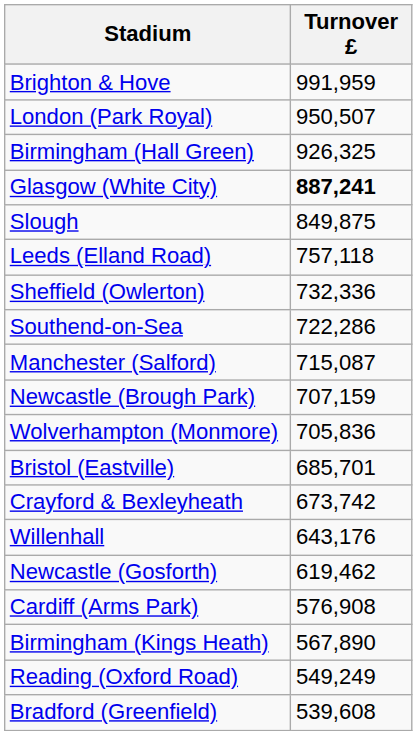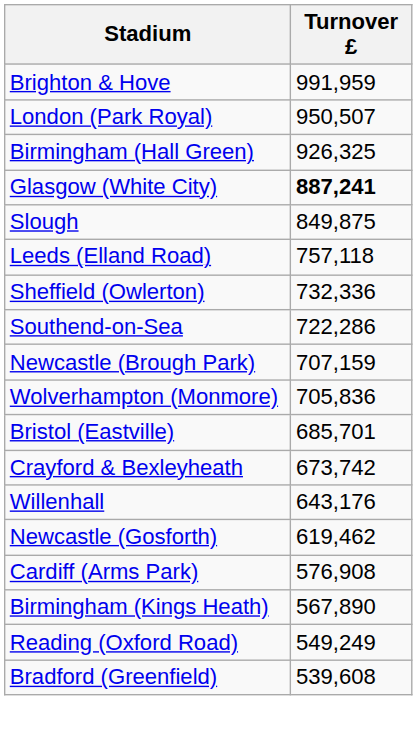- row: (113, 362)
